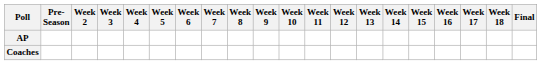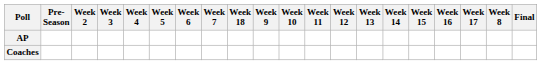columns swapped: (240, 17) <-> (499, 17)
